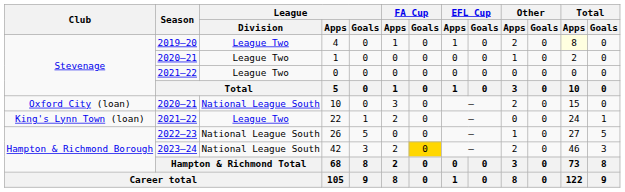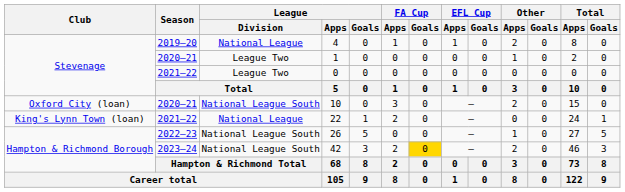(261, 42) League Two -> (261, 42) National League
(574, 42) lightyellow background -> (574, 42) no background
(261, 119) League Two -> (261, 119) National League
